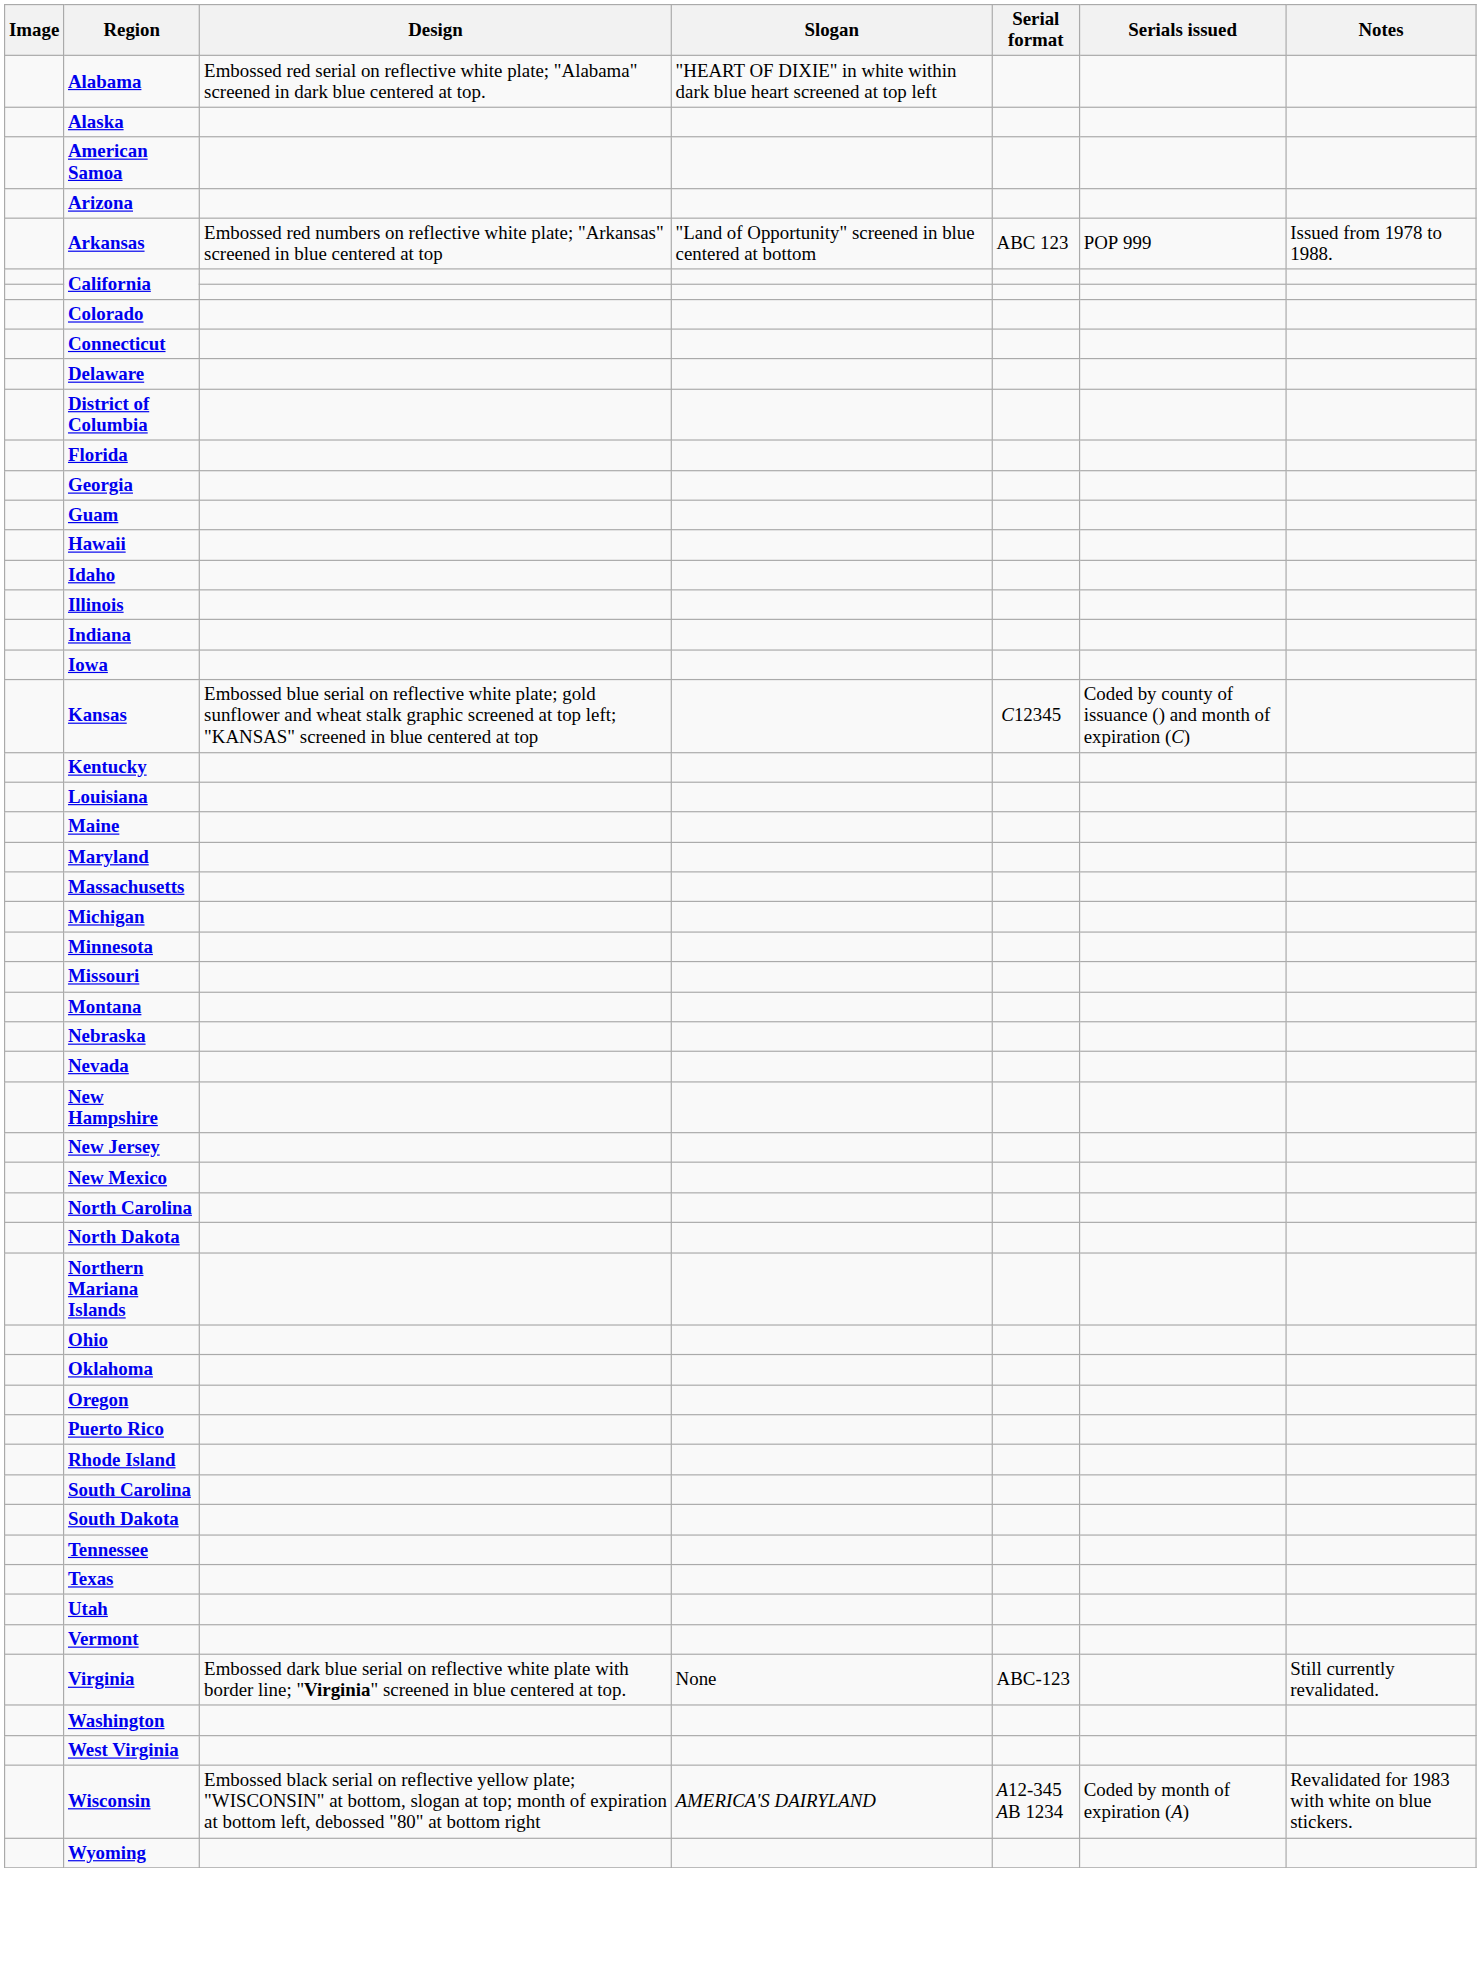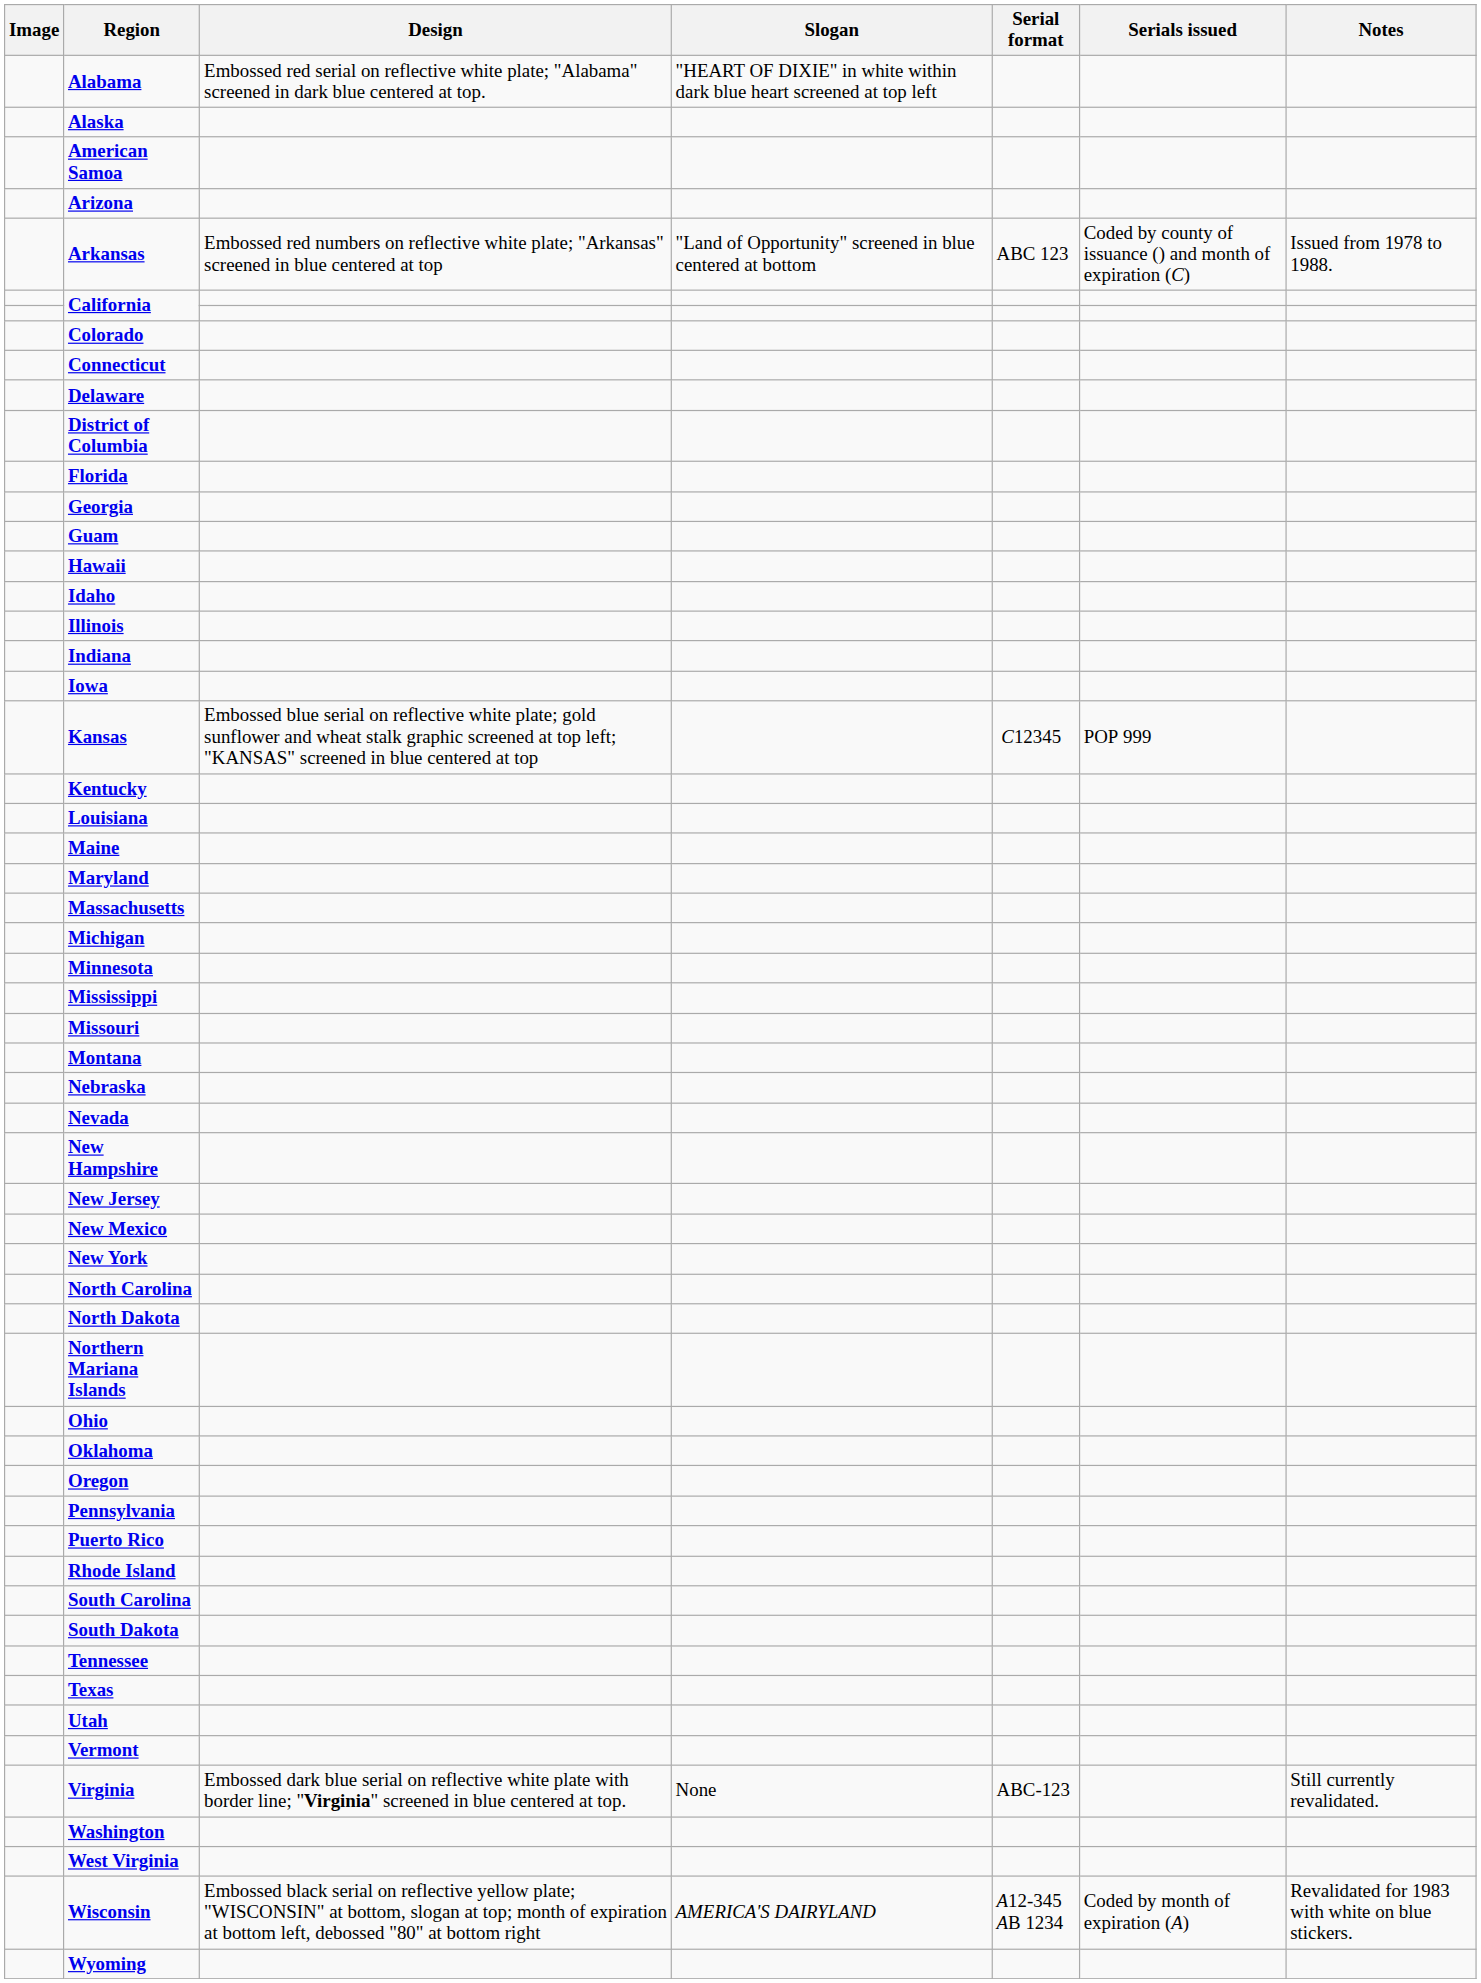(1118, 243) POP 999 -> (1177, 254) Coded by county of issuance () and month of expiration (C)
(1177, 715) Coded by county of issuance () and month of expiration (C) -> (1118, 737) POP 999
+ row: (113, 997)
+ row: (108, 1258)
+ row: (121, 1510)
